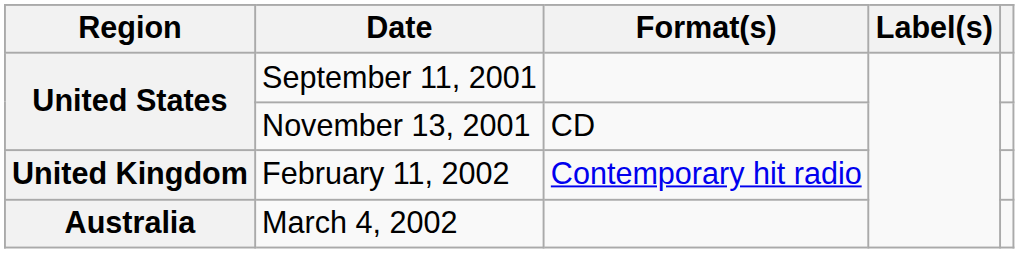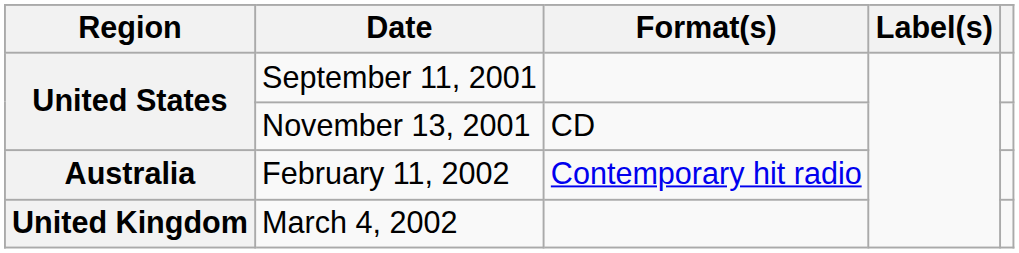(130, 174) United Kingdom -> (130, 174) Australia
(130, 222) Australia -> (130, 222) United Kingdom
